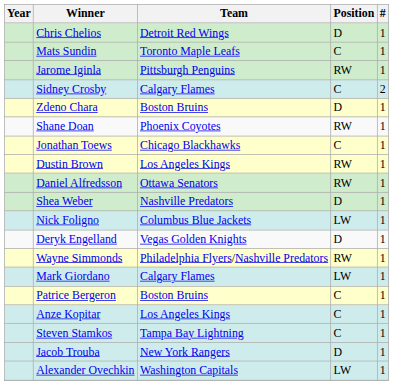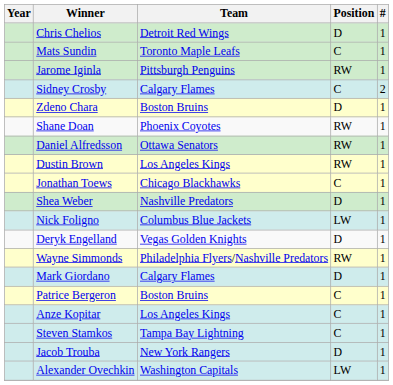rows swapped: (79, 182) <-> (74, 145)
(342, 276) LW -> (338, 276) D
